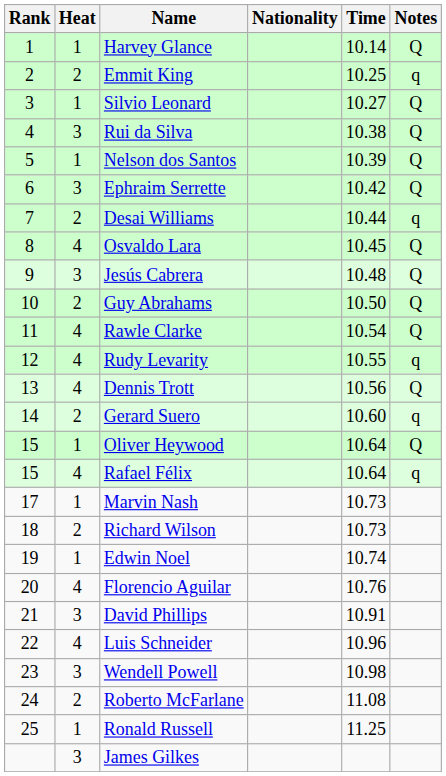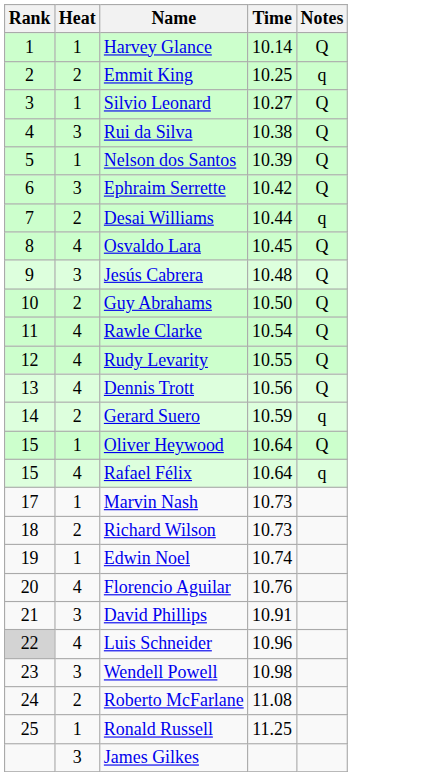- column: (295, 18)
(416, 359) q -> (322, 359) Q
(366, 416) 10.60 -> (272, 416) 10.59
(30, 643) no background -> (30, 643) lightgrey background
